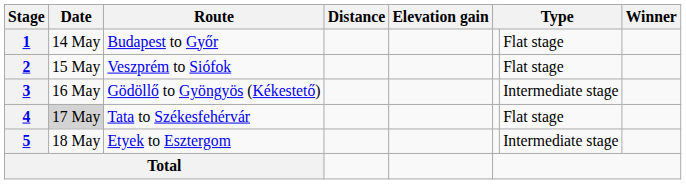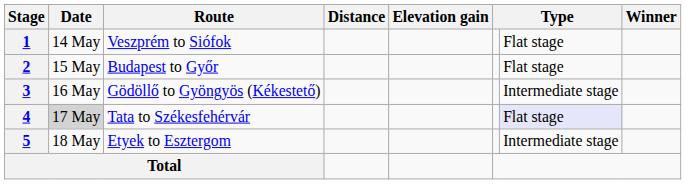(163, 41) Budapest to Győr -> (169, 41) Veszprém to Siófok
(169, 66) Veszprém to Siófok -> (163, 66) Budapest to Győr
(533, 116) no background -> (533, 116) lavender background
